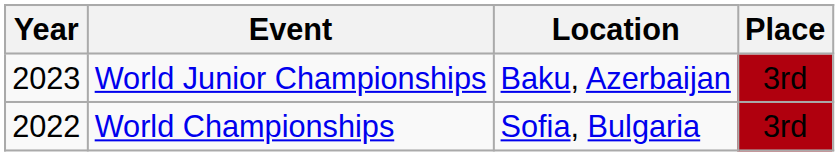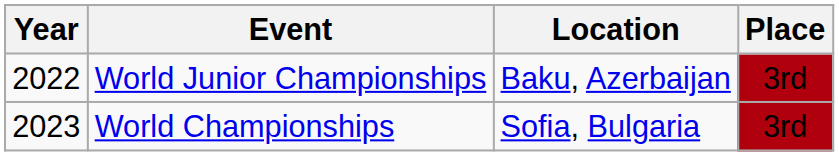(46, 78) 2023 -> (46, 78) 2022
(46, 127) 2022 -> (46, 127) 2023
